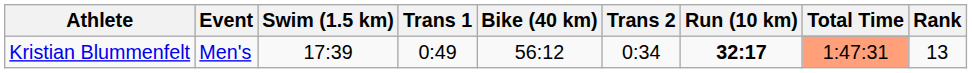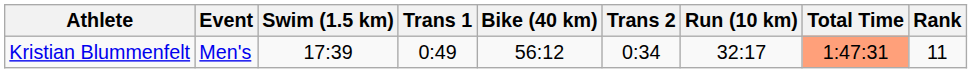(742, 52) bold -> (741, 52) normal
(937, 52) 13 -> (937, 52) 11
